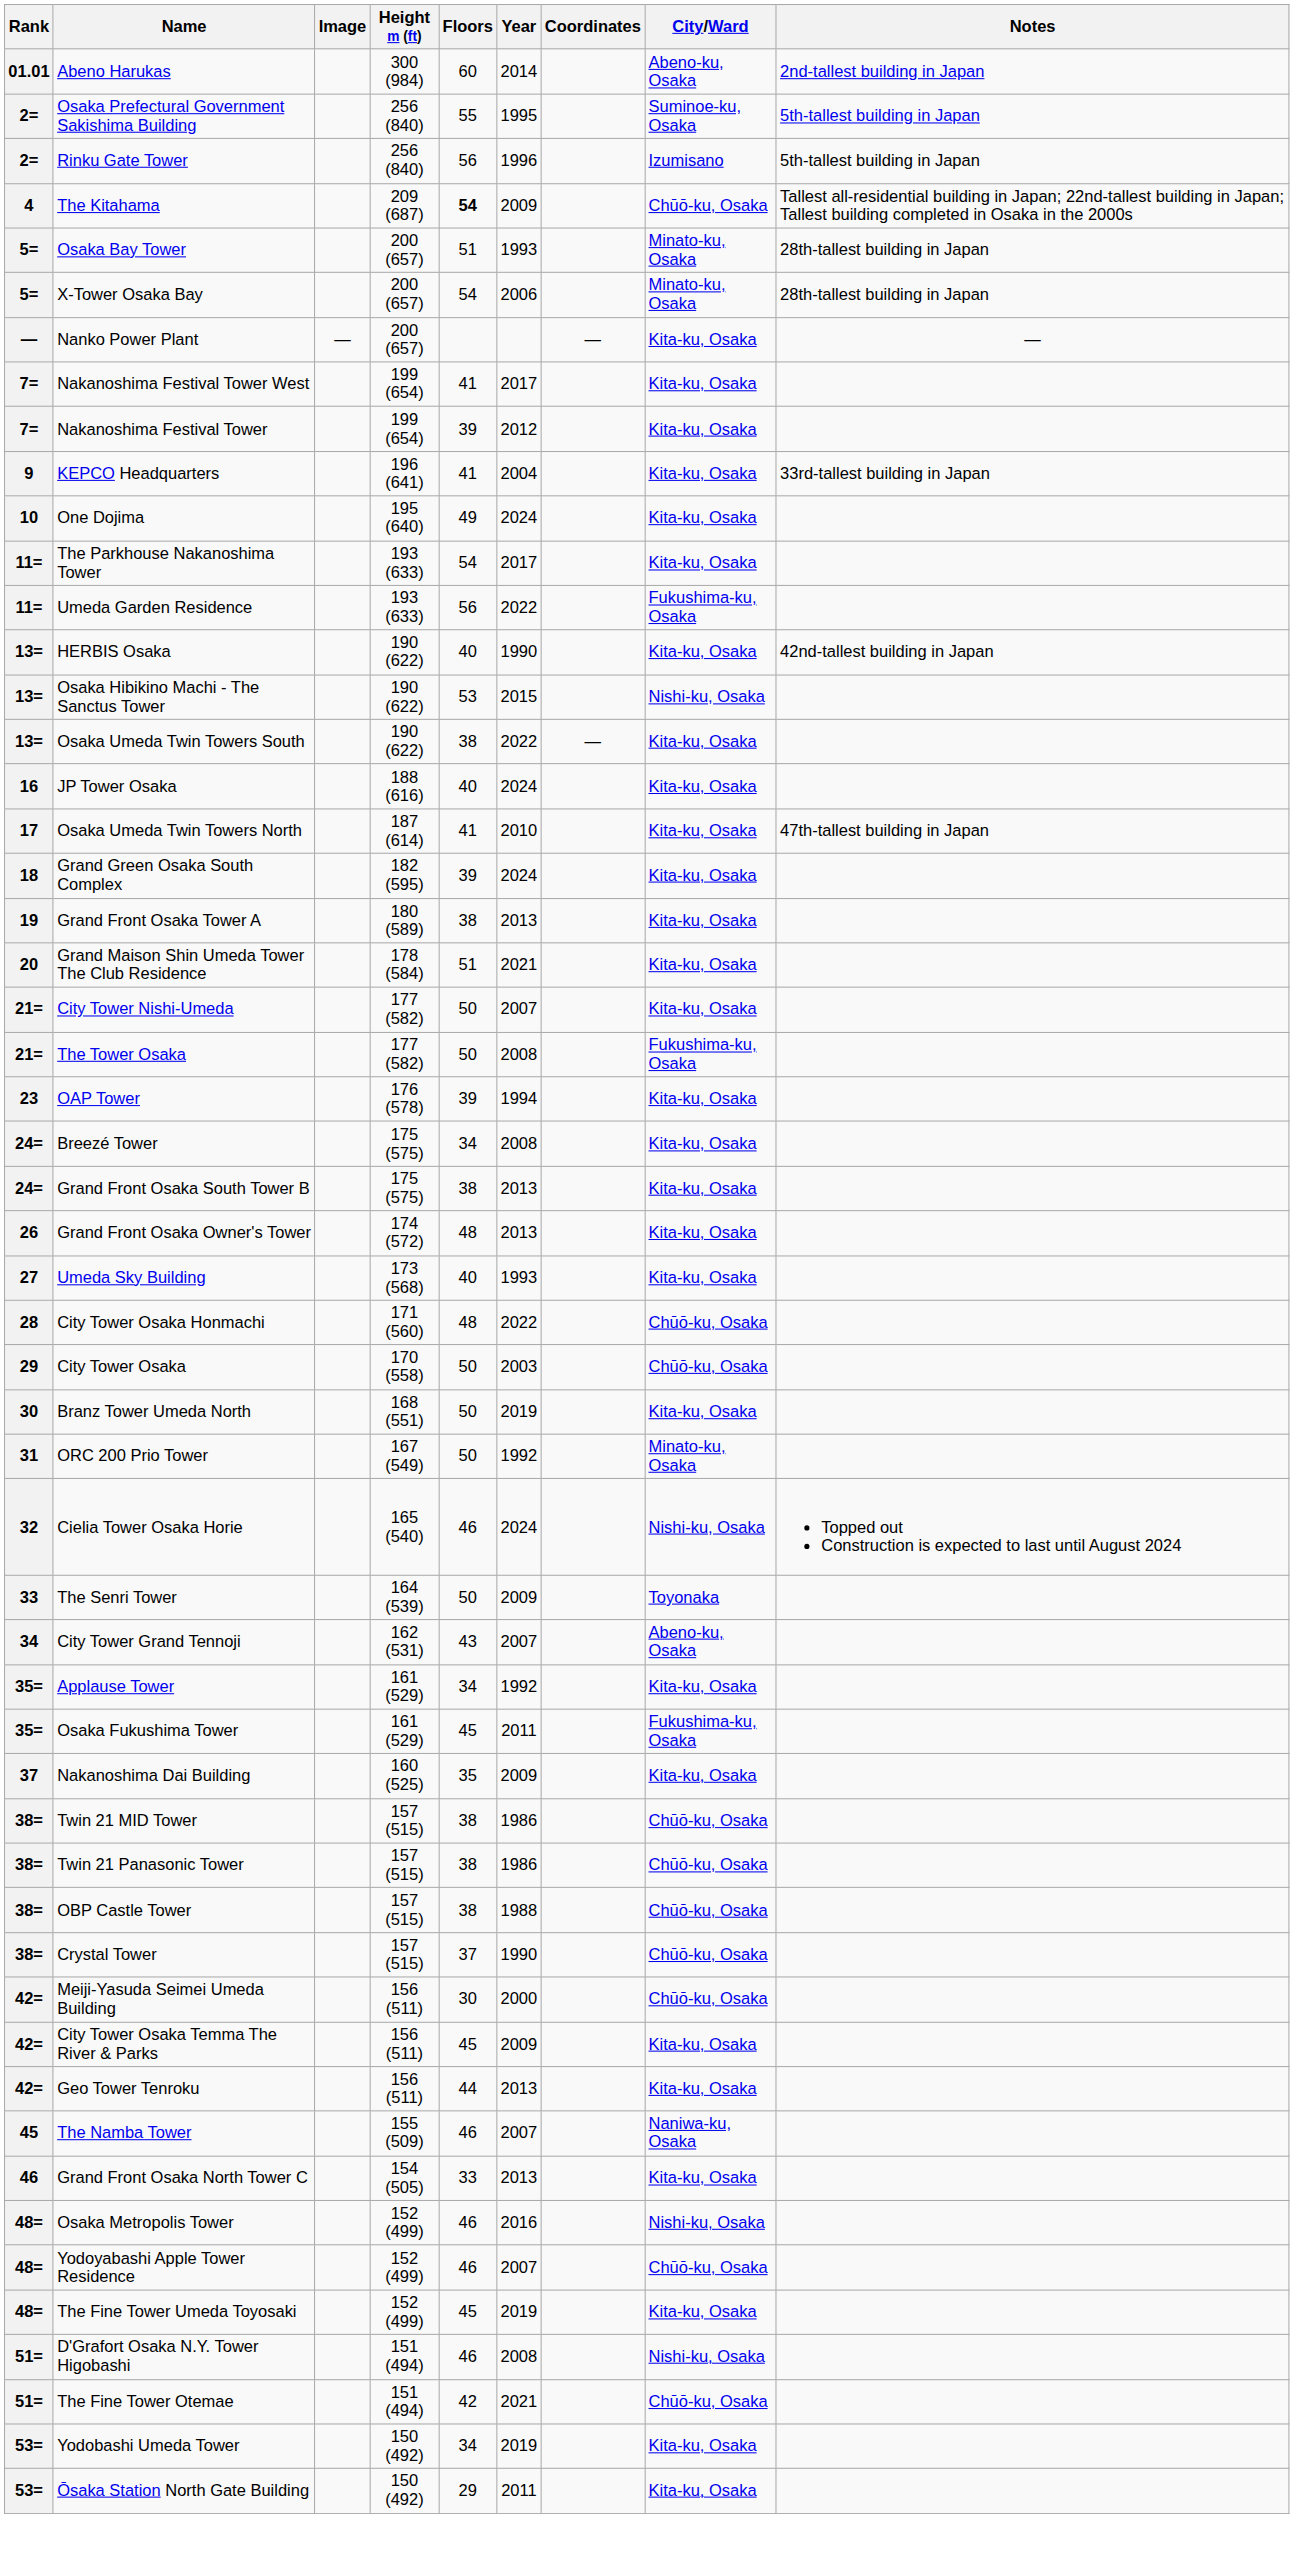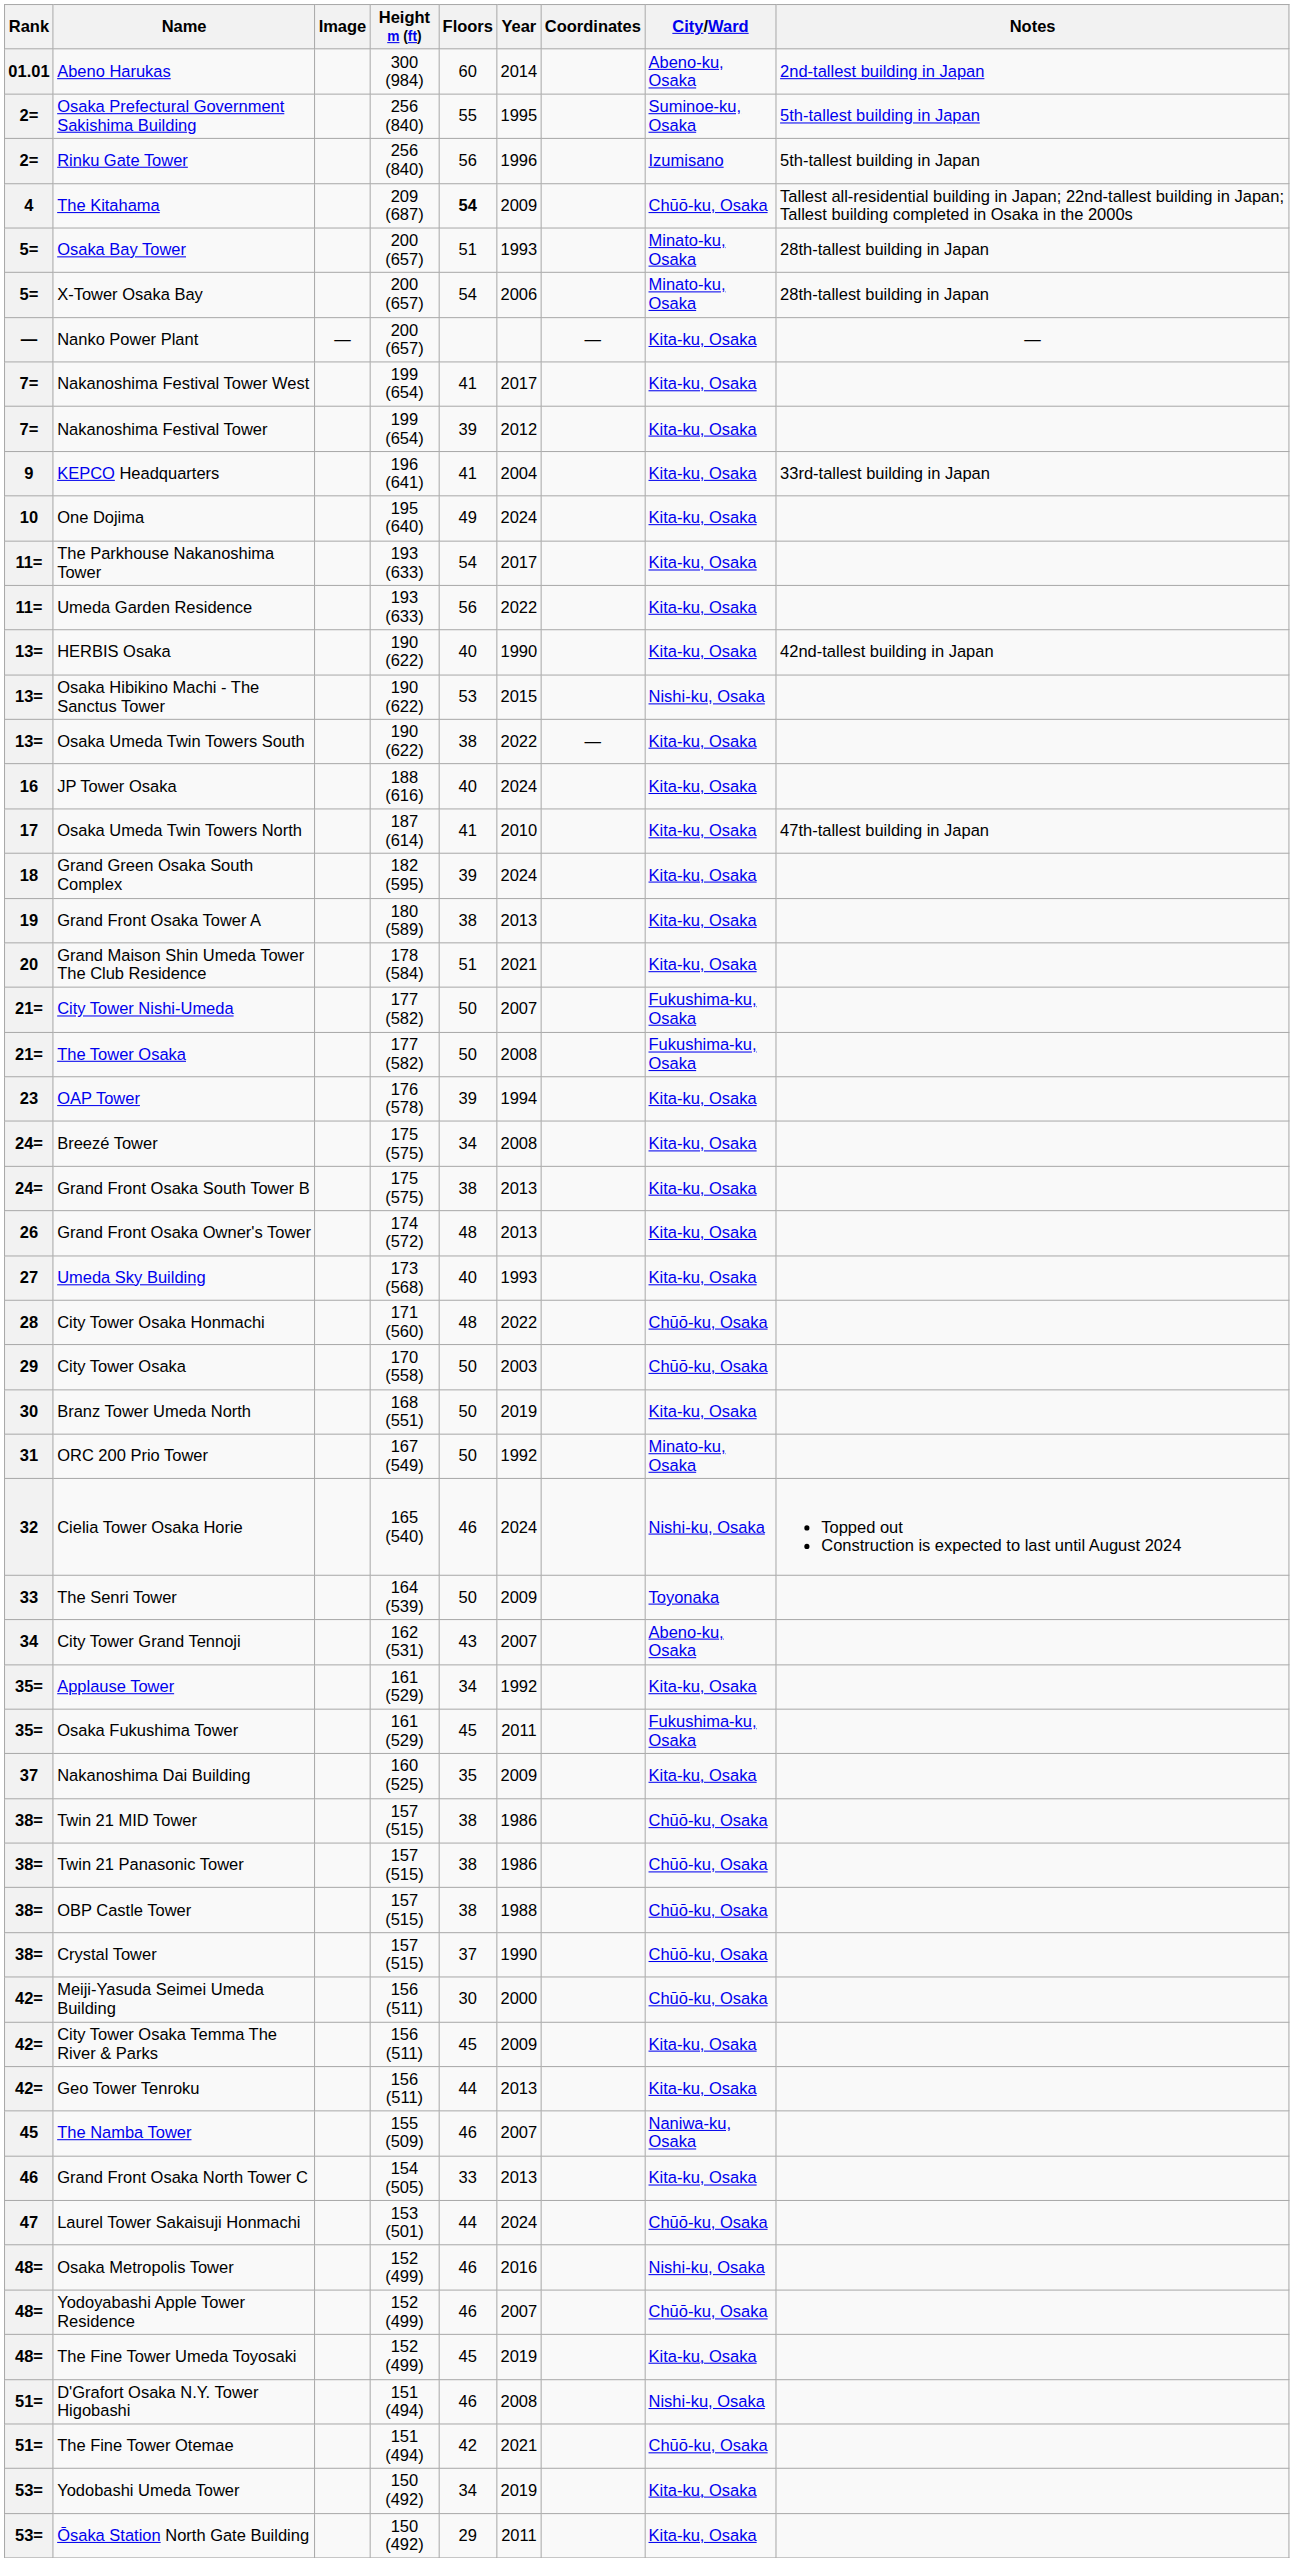(703, 607) Fukushima-ku, Osaka -> (703, 607) Kita-ku, Osaka
(703, 1009) Kita-ku, Osaka -> (703, 1009) Fukushima-ku, Osaka
+ row: (179, 2222)
